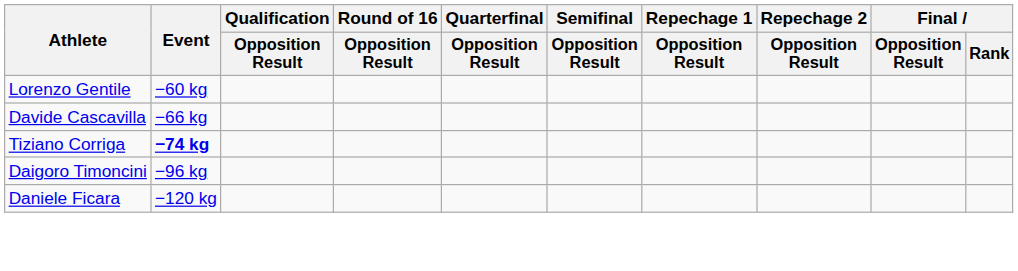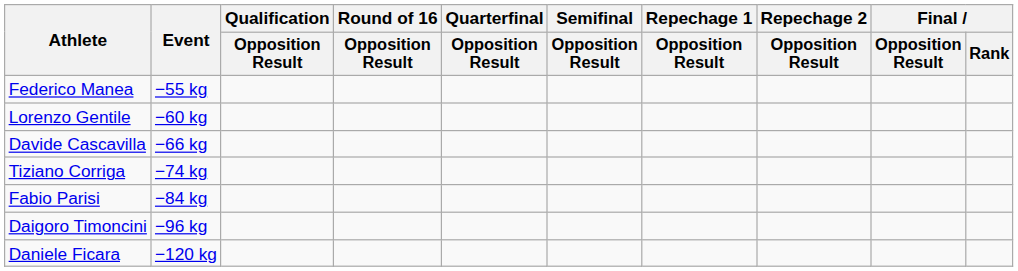+ row: (71, 90)
(182, 144) bold -> (181, 172) normal
+ row: (54, 199)
